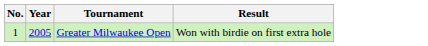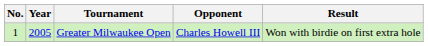+ column: (218, 13)
